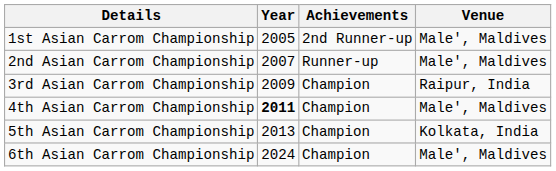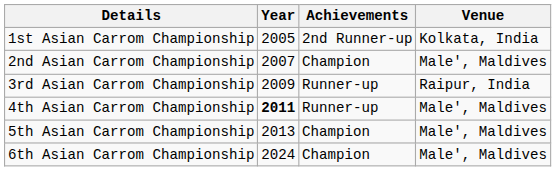(483, 39) Male', Maldives -> (479, 39) Kolkata, India
(340, 62) Runner-up -> (336, 62) Champion
(336, 85) Champion -> (340, 85) Runner-up
(336, 108) Champion -> (340, 108) Runner-up
(479, 132) Kolkata, India -> (483, 132) Male', Maldives
